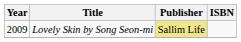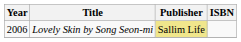(17, 29) 2009 -> (17, 29) 2006
